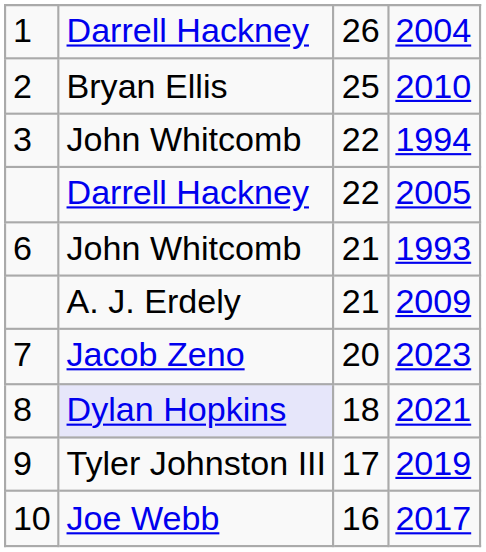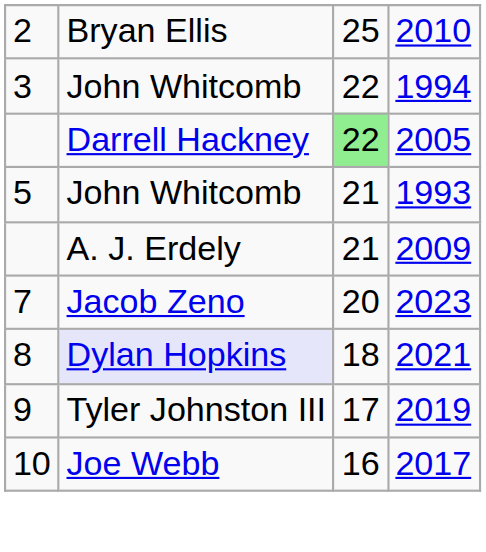- row: (433, 31)
(361, 193) no background -> (361, 139) lightgreen background
(22, 247) 6 -> (22, 193) 5
